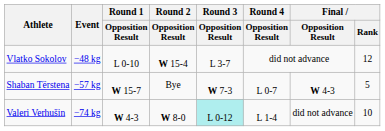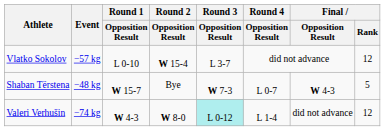(87, 59) −48 kg -> (87, 59) −57 kg
(87, 86) −57 kg -> (87, 86) −48 kg
(367, 113) 10 -> (367, 113) 12
